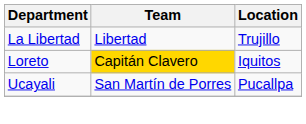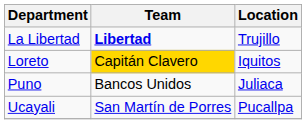(120, 38) normal -> (123, 38) bold
+ row: (25, 84)
